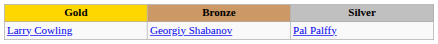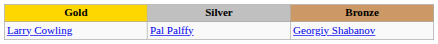columns swapped: (362, 13) <-> (219, 13)
